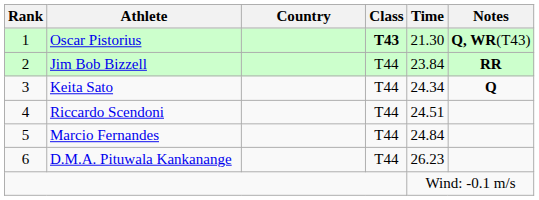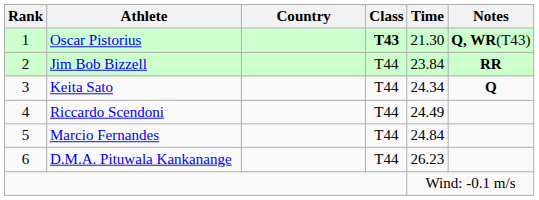(427, 111) 24.51 -> (427, 111) 24.49
